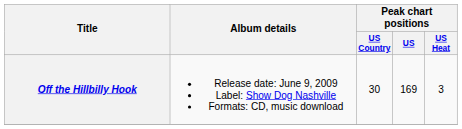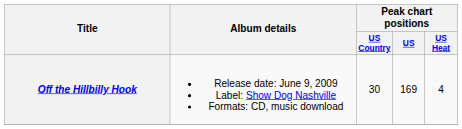(441, 89) 3 -> (441, 89) 4
